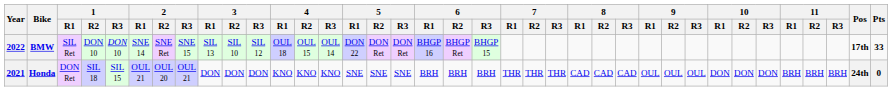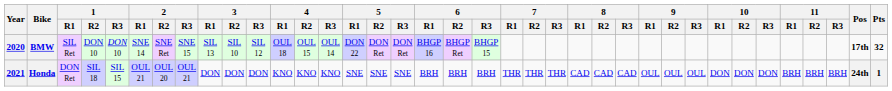(16, 47) 2022 -> (16, 47) 2020
(879, 47) 33 -> (879, 47) 32
(879, 72) 0 -> (879, 72) 1
